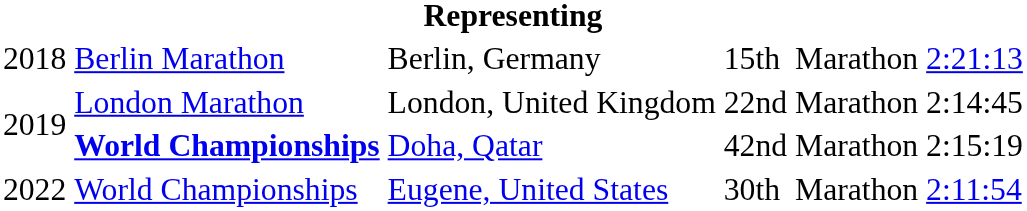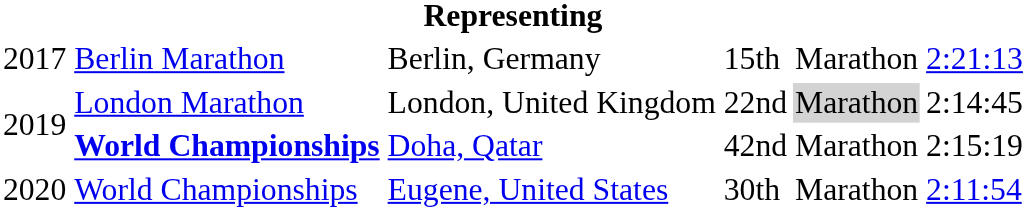(35, 58) 2018 -> (35, 58) 2017
(857, 102) no background -> (857, 102) lightgrey background
(35, 189) 2022 -> (35, 189) 2020
